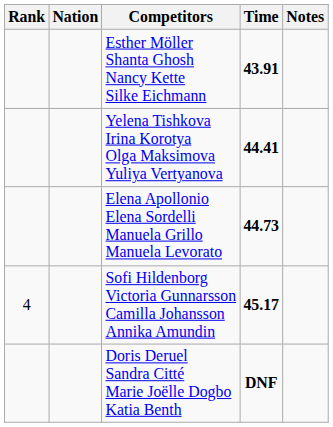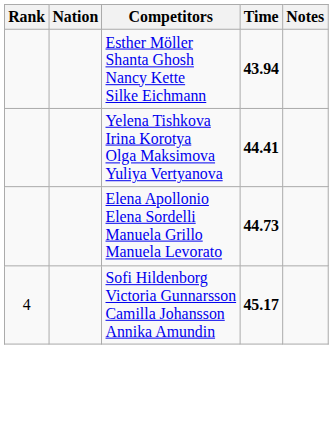(261, 68) 43.91 -> (261, 68) 43.94
- row: (168, 383)
